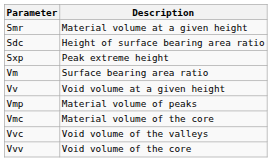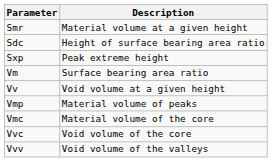(135, 134) Void volume of the valleys -> (127, 134) Void volume of the core
(127, 149) Void volume of the core -> (135, 149) Void volume of the valleys
